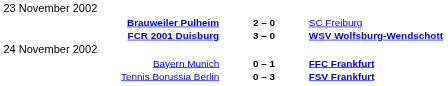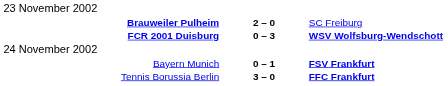(264, 36) 3 – 0 -> (264, 36) 0 – 3
(342, 63) FFC Frankfurt -> (342, 63) FSV Frankfurt
(264, 76) 0 – 3 -> (264, 76) 3 – 0
(342, 76) FSV Frankfurt -> (342, 76) FFC Frankfurt
